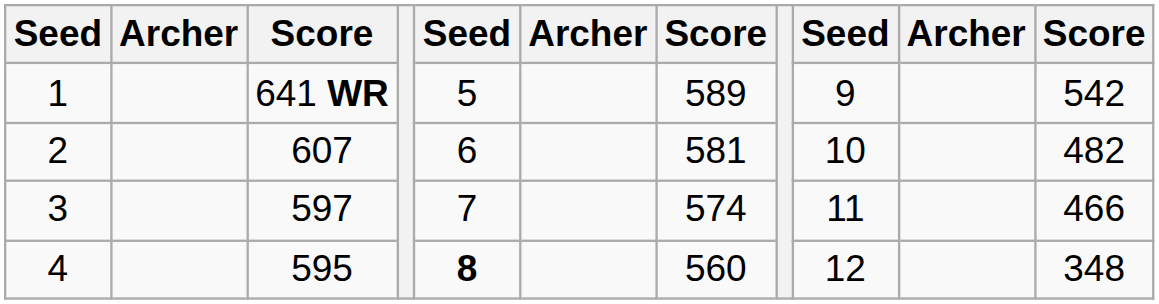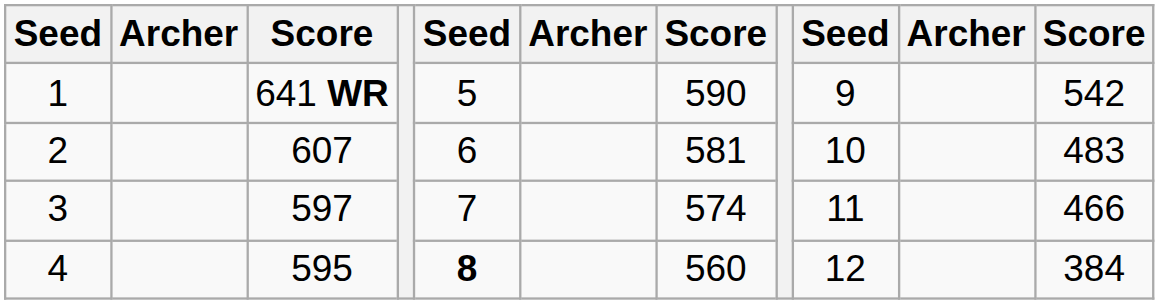(716, 92) 589 -> (716, 92) 590
(1094, 151) 482 -> (1094, 151) 483
(1094, 268) 348 -> (1094, 268) 384
